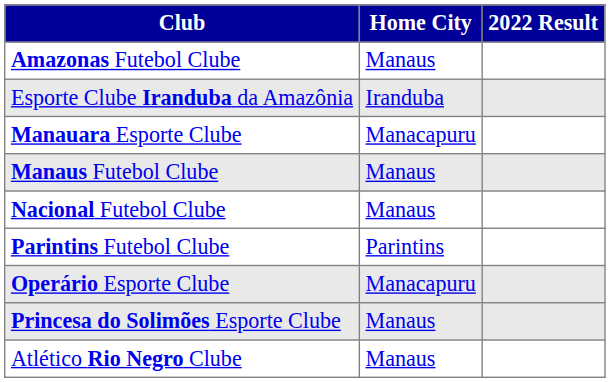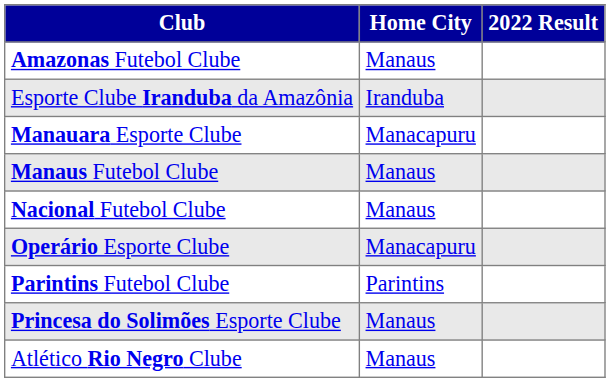rows swapped: (120, 283) <-> (120, 246)
